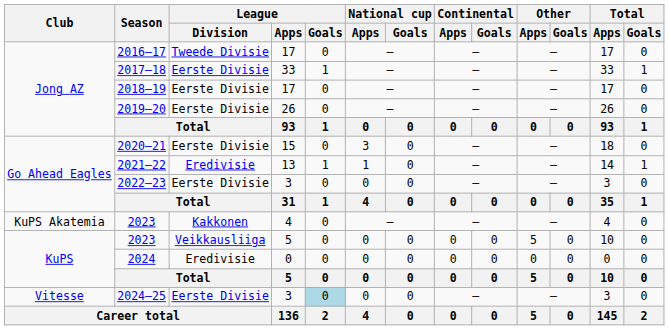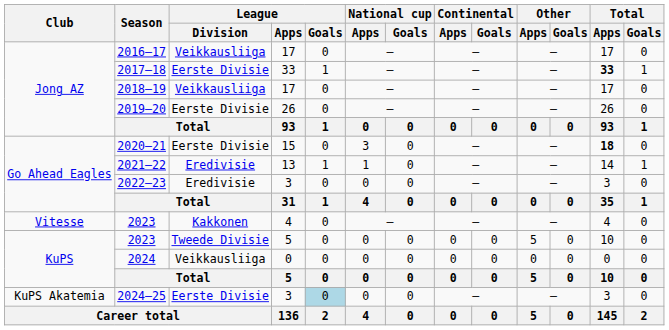(220, 52) Tweede Divisie -> (220, 52) Veikkausliiga
(607, 70) normal -> (607, 70) bold
(220, 89) Eerste Divisie -> (220, 89) Veikkausliiga
(607, 146) normal -> (607, 146) bold
(220, 184) Eerste Divisie -> (220, 184) Eredivisie
(59, 221) KuPS Akatemia -> (59, 221) Vitesse
(220, 240) Veikkausliiga -> (220, 240) Tweede Divisie
(220, 259) Eredivisie -> (220, 259) Veikkausliiga
(59, 297) Vitesse -> (59, 297) KuPS Akatemia
